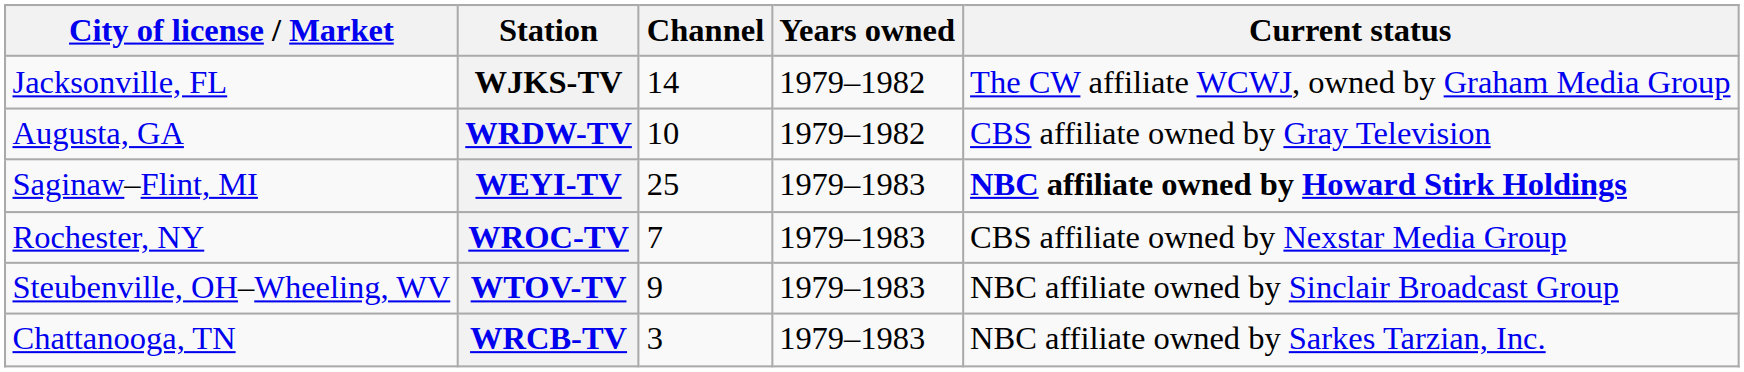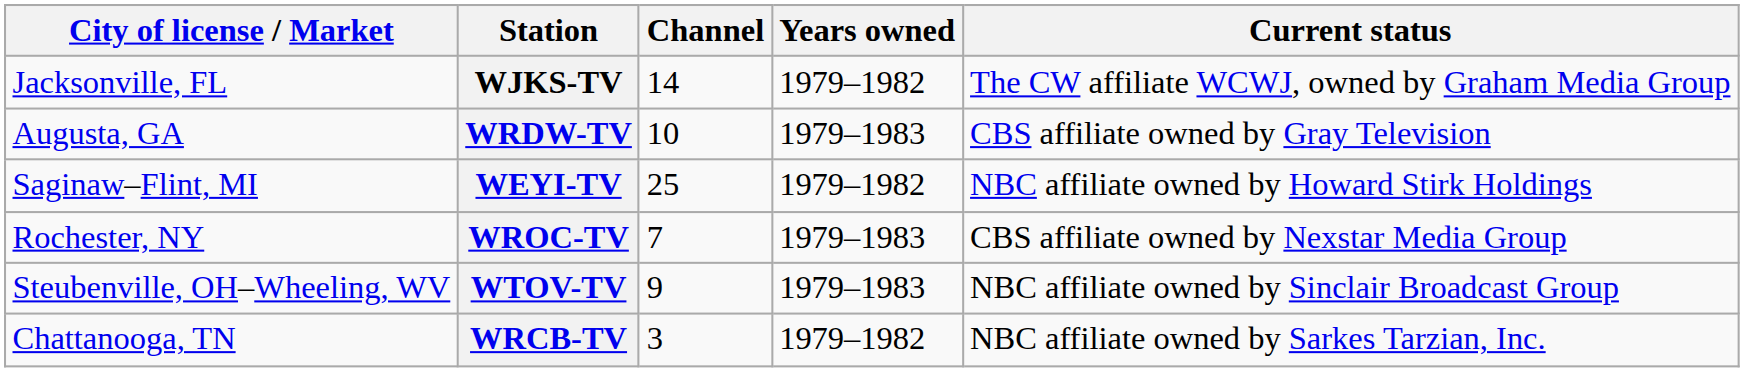(852, 133) 1979–1982 -> (852, 133) 1979–1983
(852, 184) 1979–1983 -> (852, 184) 1979–1982
(1299, 184) bold -> (1281, 184) normal
(852, 339) 1979–1983 -> (852, 339) 1979–1982
